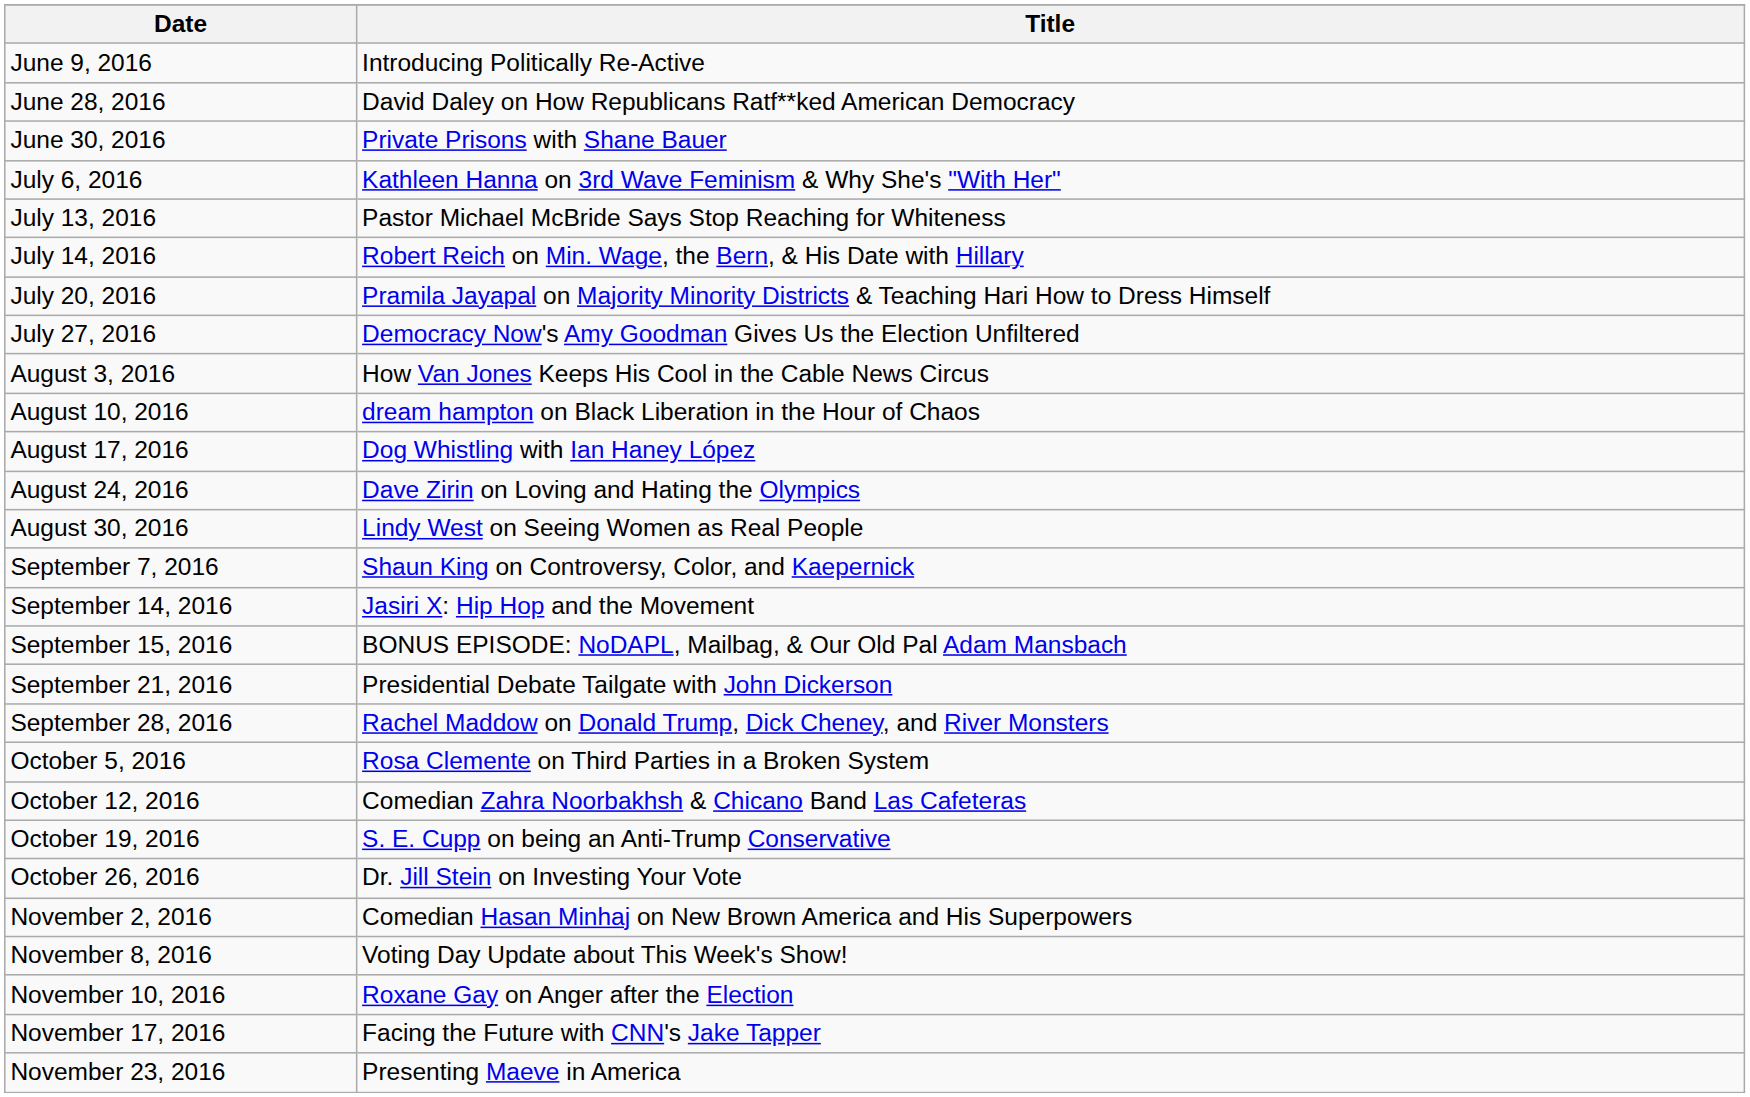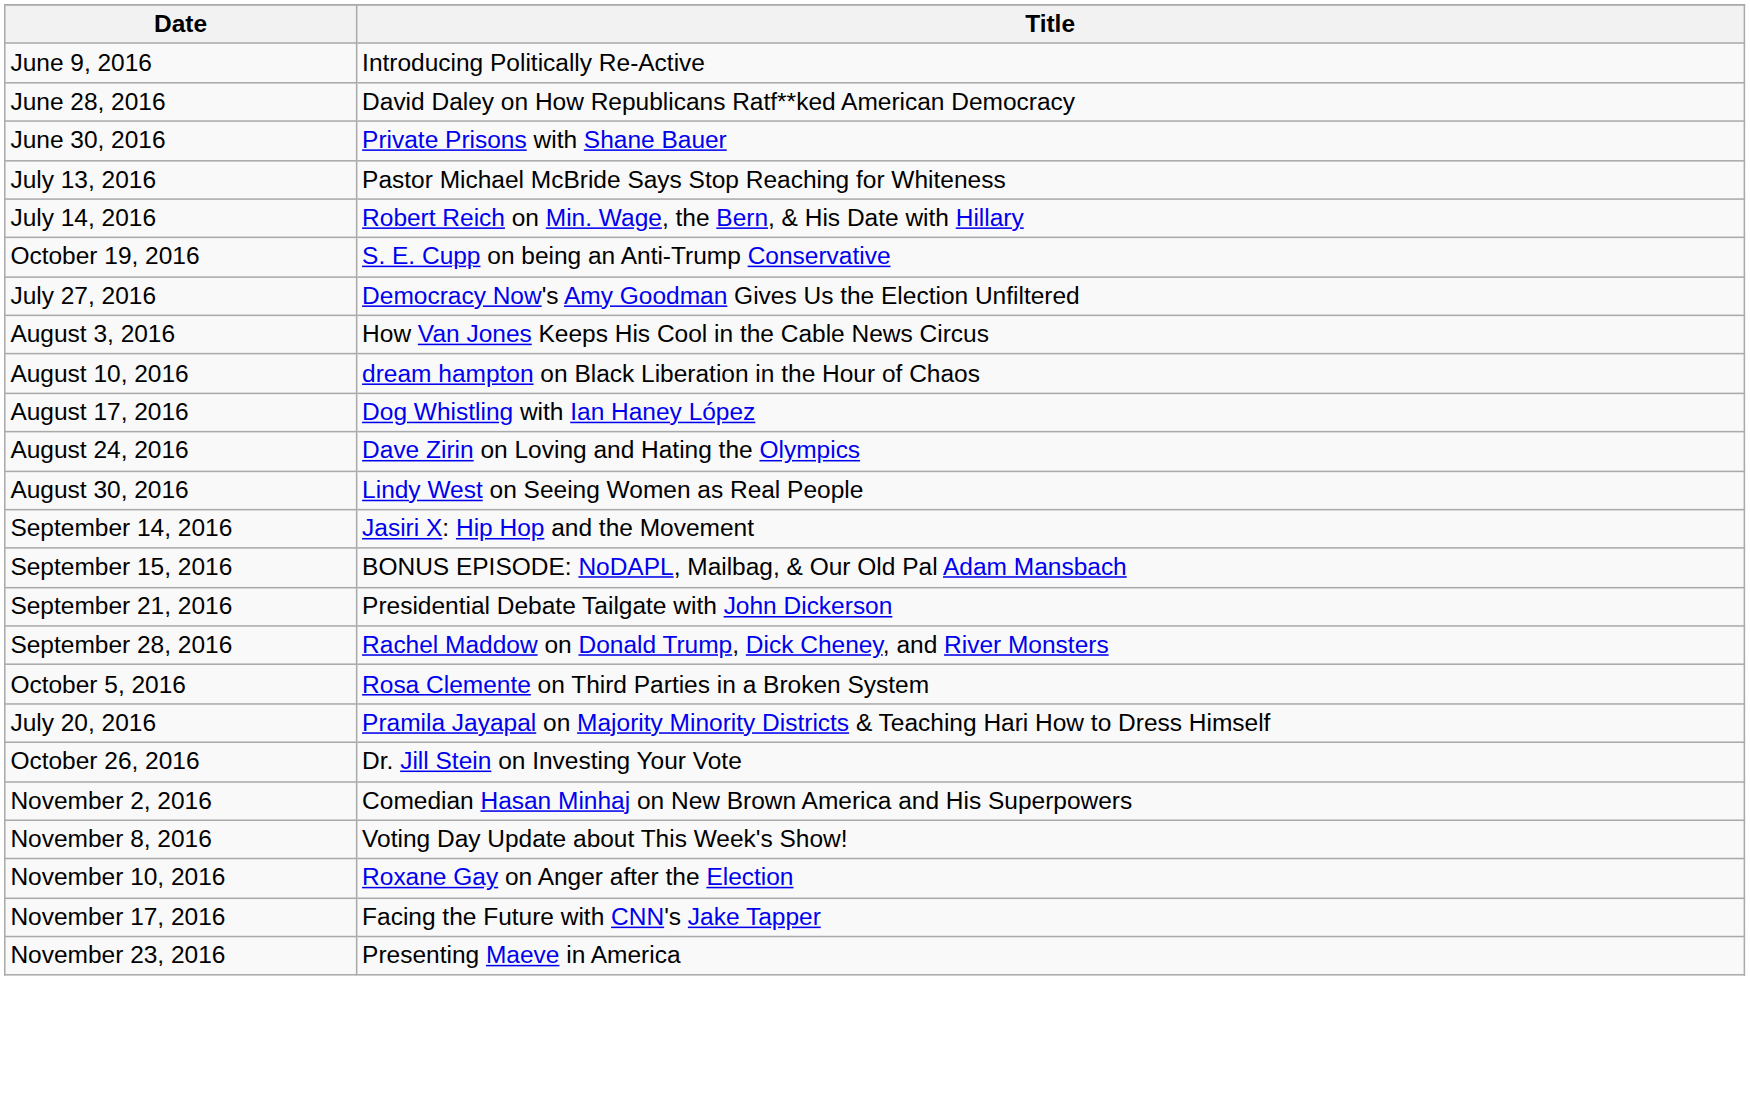- row: (76, 179)
rows swapped: (83, 295) <-> (105, 839)
- row: (115, 567)
- row: (105, 800)
